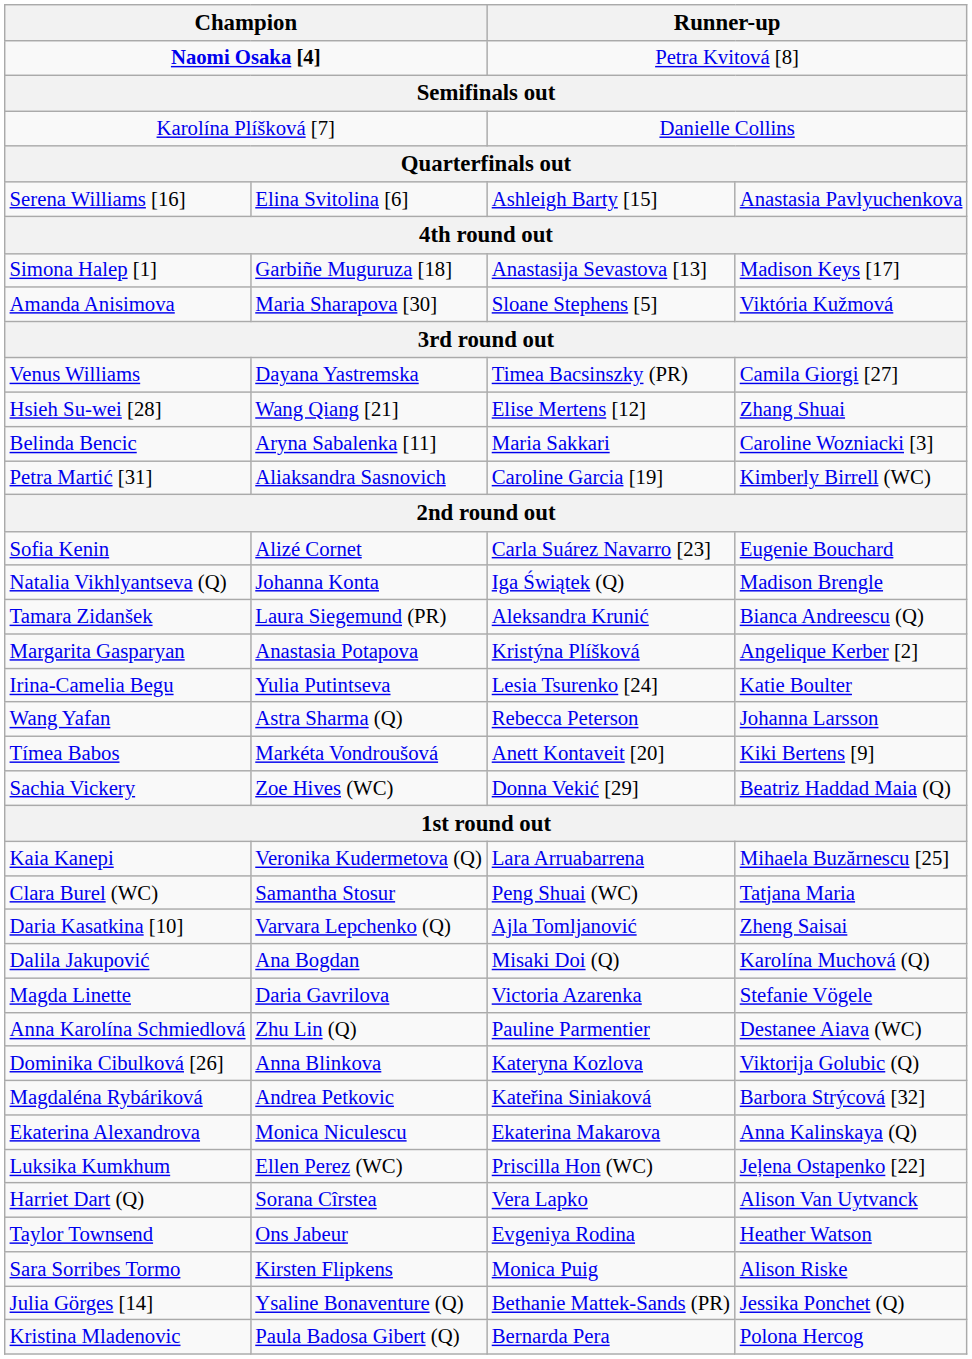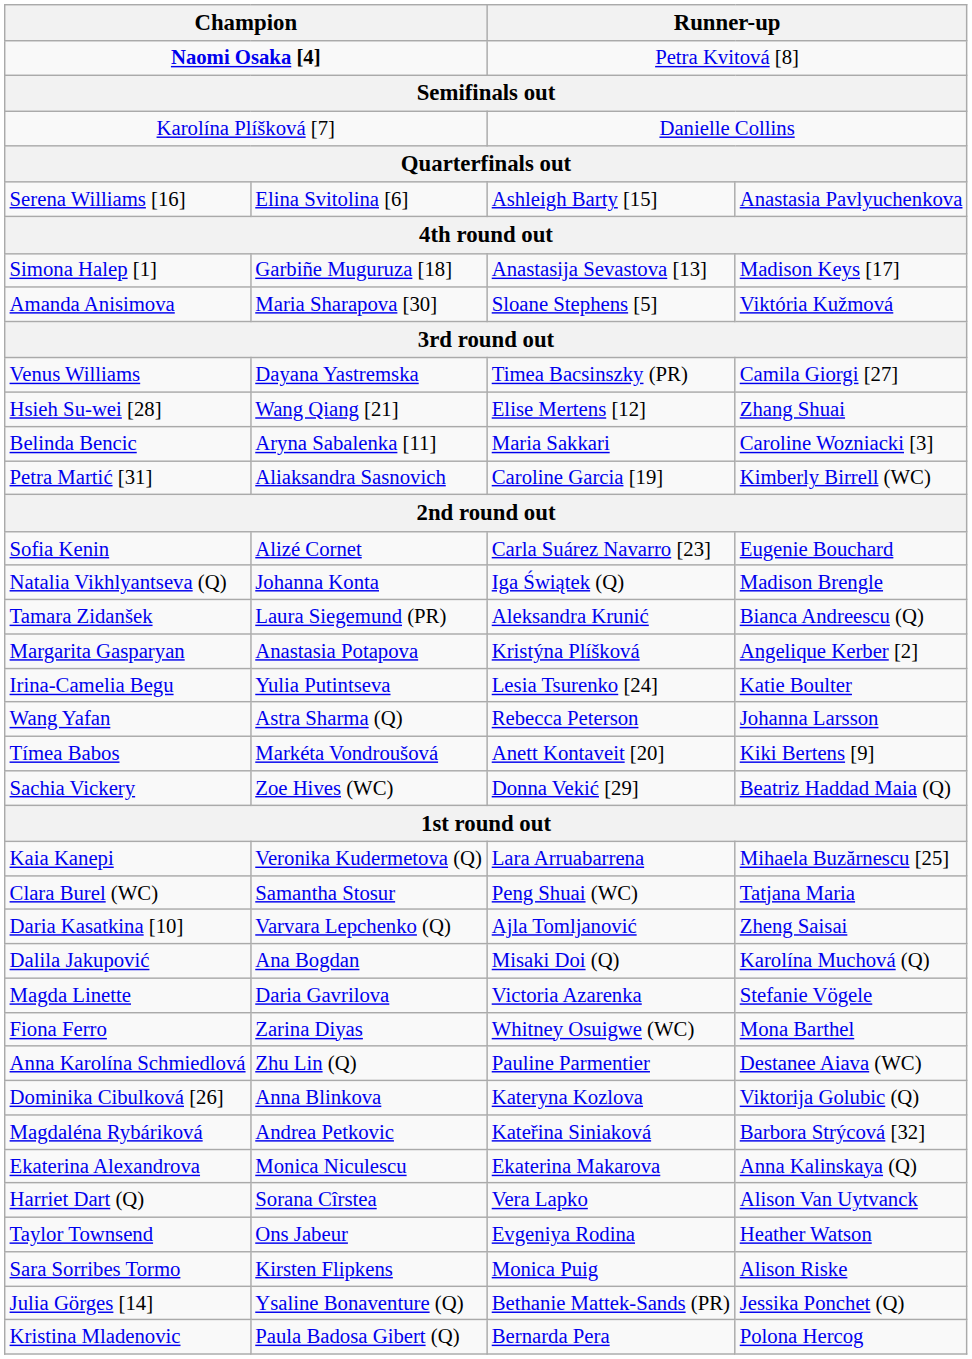+ row: (58, 1029)
- row: (90, 1166)
